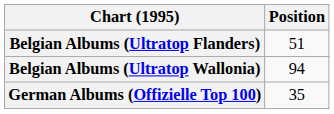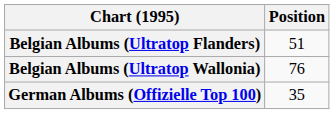(297, 69) 94 -> (297, 69) 76
